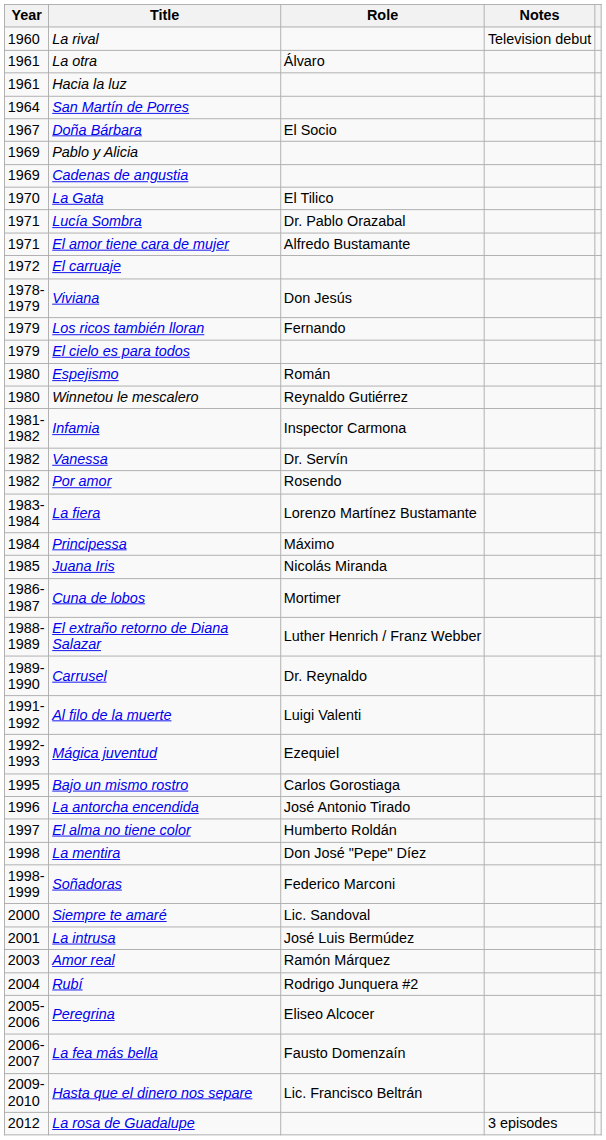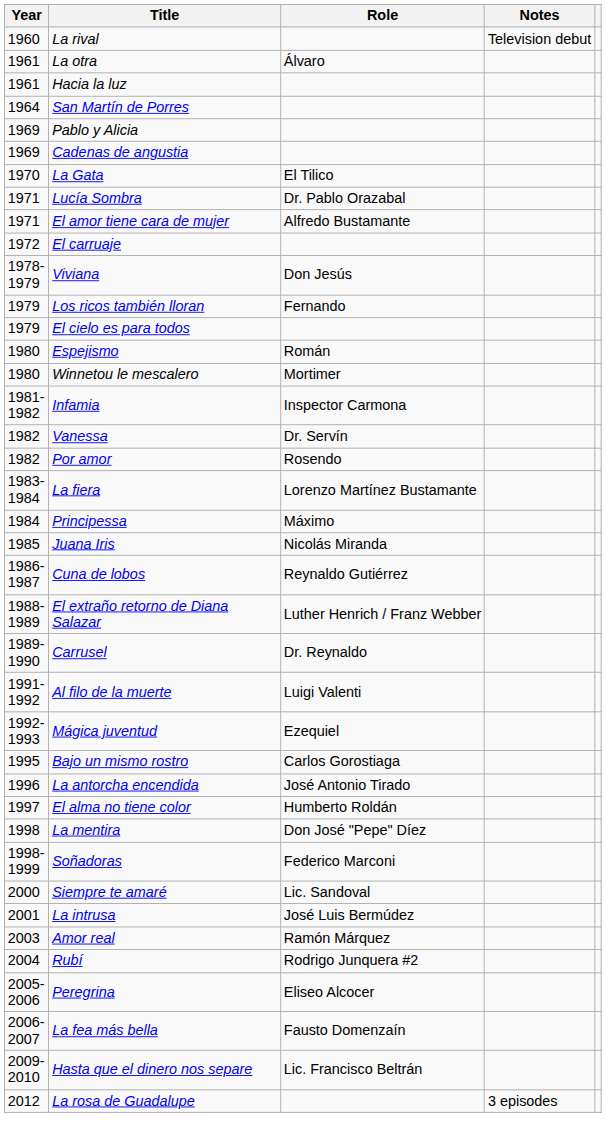- row: (97, 130)
(346, 397) Reynaldo Gutiérrez -> (312, 374) Mortimer
(312, 597) Mortimer -> (346, 575) Reynaldo Gutiérrez
